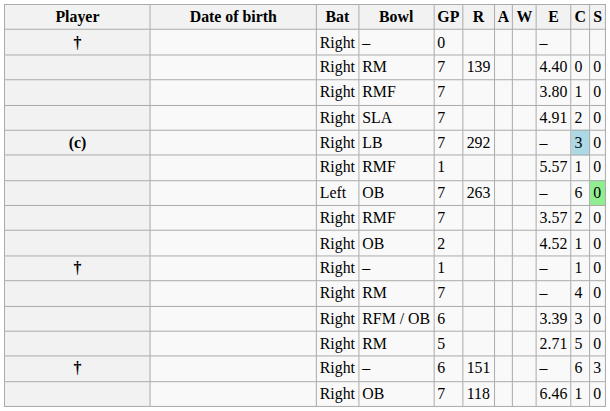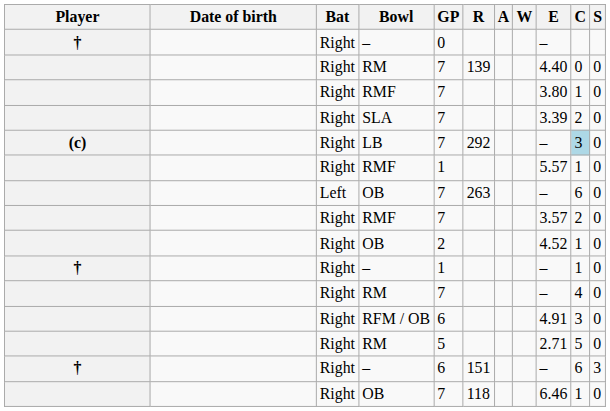(553, 117) 4.91 -> (553, 117) 3.39
(597, 192) lightgreen background -> (597, 192) no background
(553, 318) 3.39 -> (553, 318) 4.91
